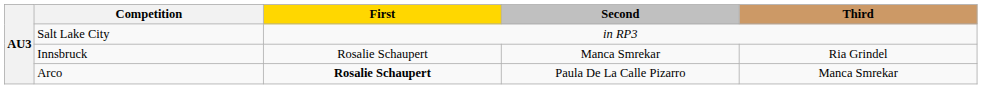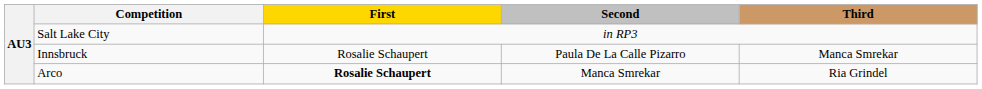(620, 53) Manca Smrekar -> (620, 53) Paula De La Calle Pizarro
(858, 53) Ria Grindel -> (858, 53) Manca Smrekar
(620, 73) Paula De La Calle Pizarro -> (620, 73) Manca Smrekar
(858, 73) Manca Smrekar -> (858, 73) Ria Grindel
